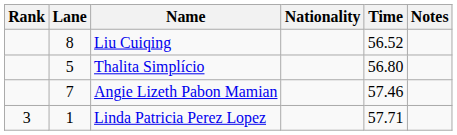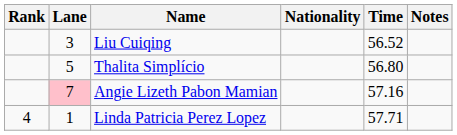(70, 42) 8 -> (70, 42) 3
(70, 92) no background -> (70, 92) pink background
(386, 92) 57.46 -> (386, 92) 57.16
(27, 117) 3 -> (27, 117) 4
